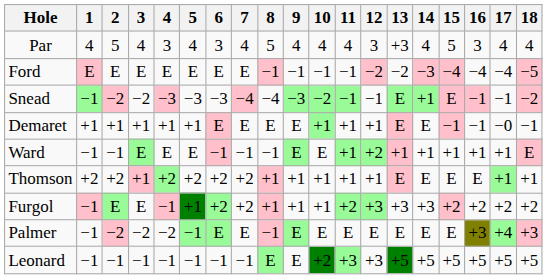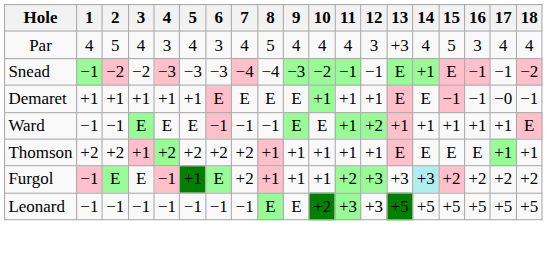- row: (24, 71)
(219, 206) +2 -> (219, 179) E
(426, 206) no background -> (426, 179) paleturquoise background
- row: (32, 233)
